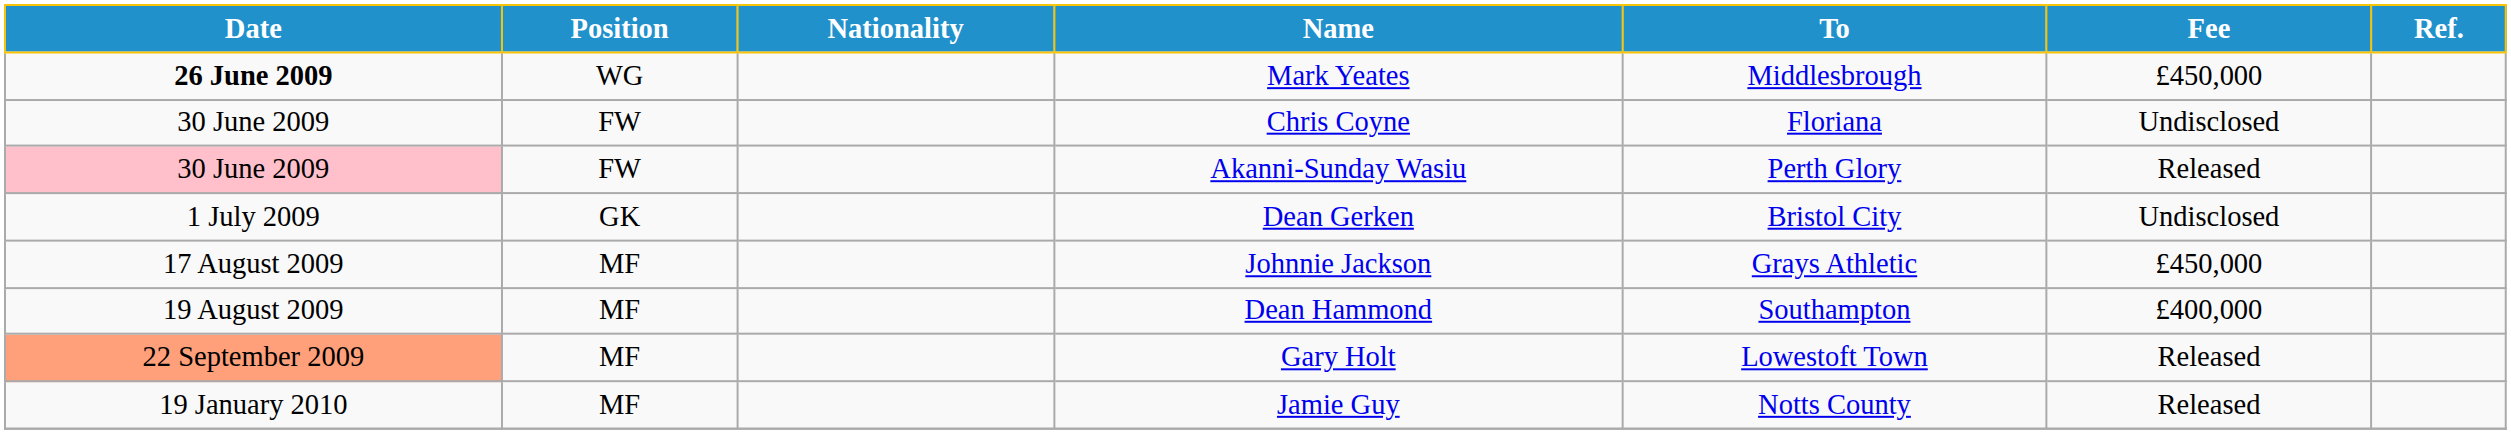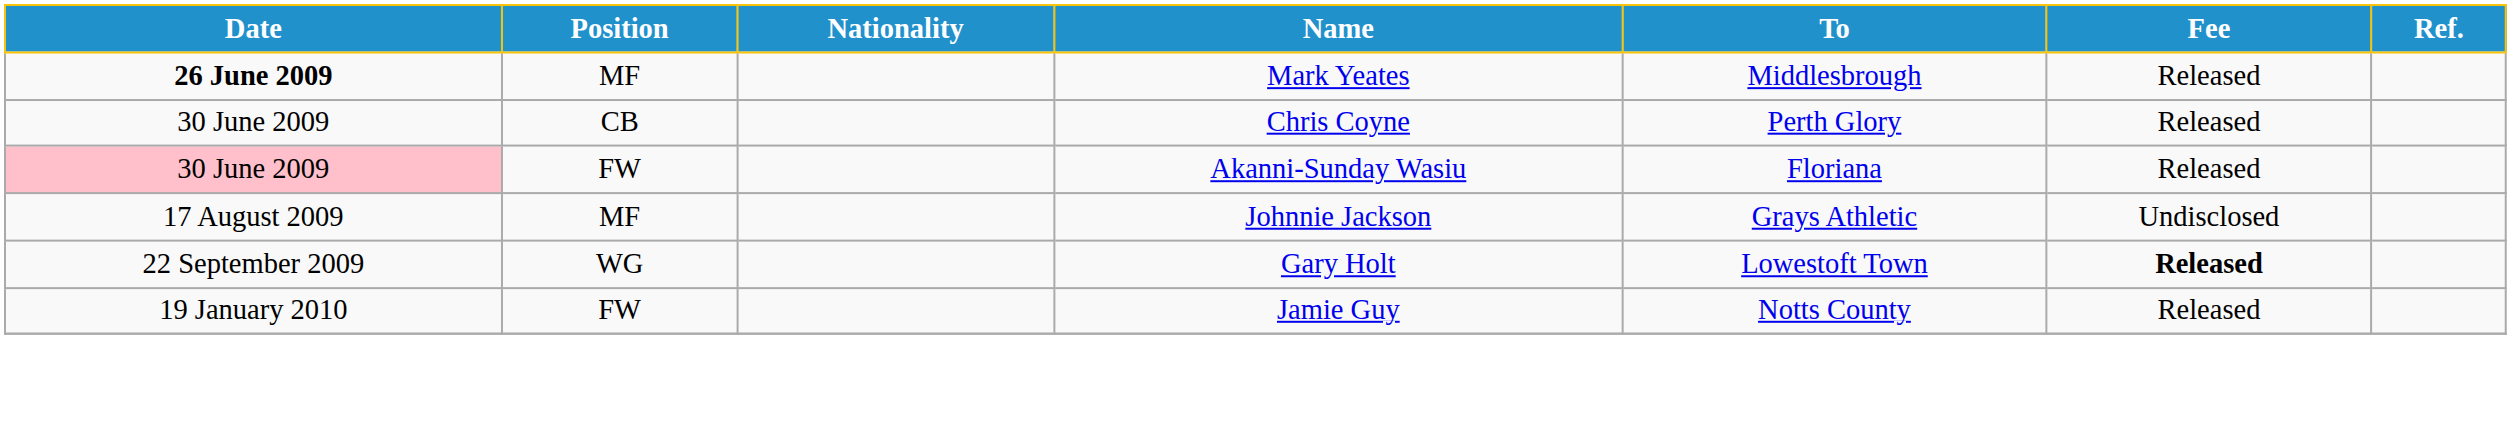(620, 75) WG -> (620, 75) MF
(2209, 75) £450,000 -> (2209, 75) Released
(620, 122) FW -> (620, 122) CB
(1834, 122) Floriana -> (1834, 122) Perth Glory
(2209, 122) Undisclosed -> (2209, 122) Released
(1834, 169) Perth Glory -> (1834, 169) Floriana
- row: (1338, 216)
(2209, 263) £450,000 -> (2209, 216) Undisclosed
- row: (1338, 310)
(253, 357) lightsalmon background -> (253, 263) no background
(620, 357) MF -> (620, 263) WG
(2209, 357) normal -> (2209, 263) bold
(620, 404) MF -> (620, 310) FW
